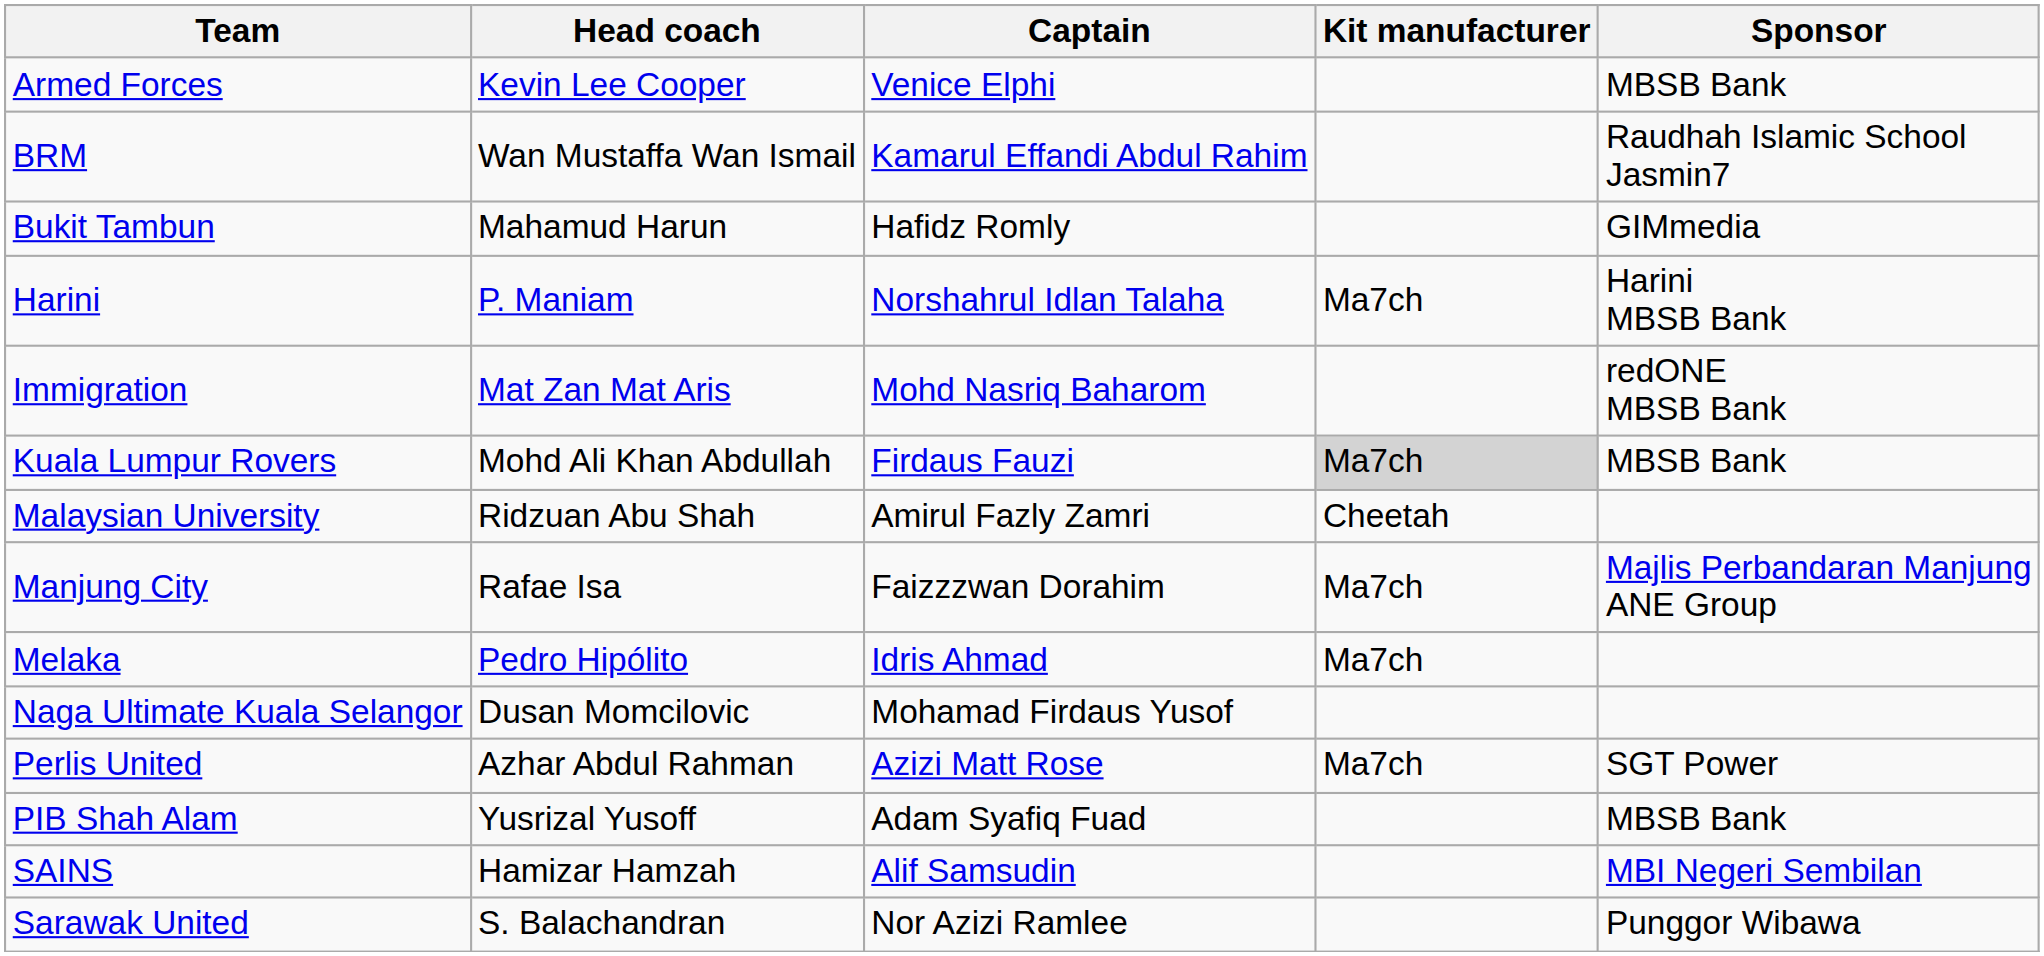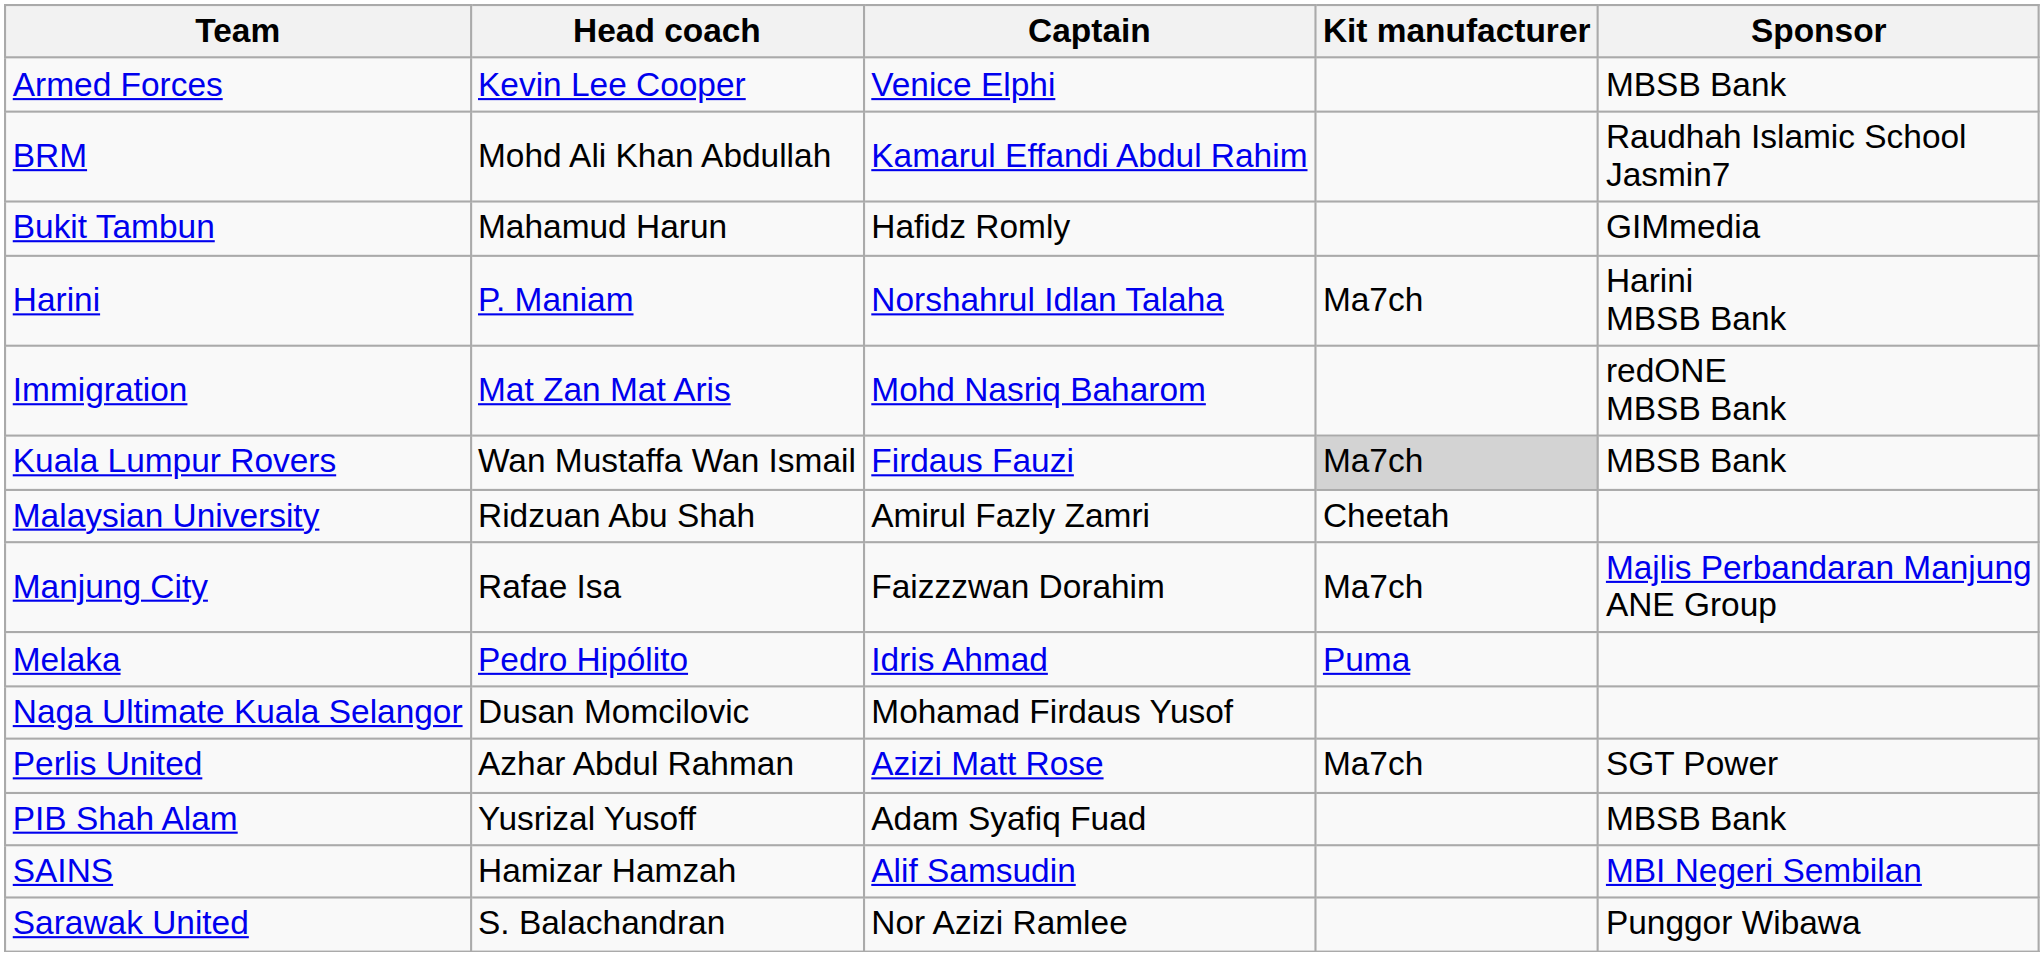(667, 155) Wan Mustaffa Wan Ismail -> (655, 155) Mohd Ali Khan Abdullah
(655, 462) Mohd Ali Khan Abdullah -> (667, 462) Wan Mustaffa Wan Ismail
(1373, 658) Ma7ch -> (1367, 658) Puma
